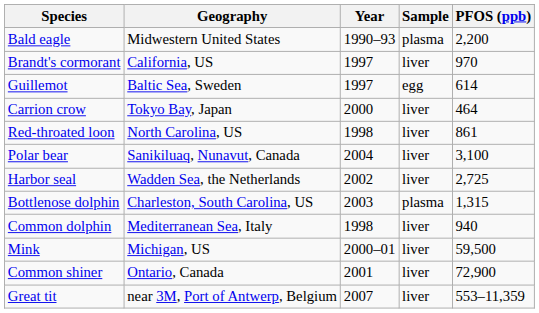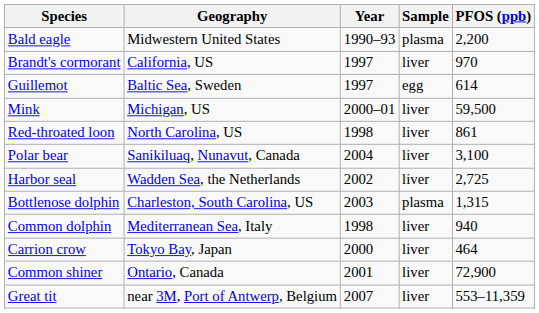rows swapped: (47, 109) <-> (24, 249)
